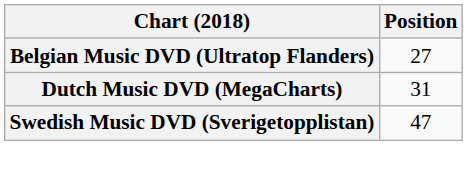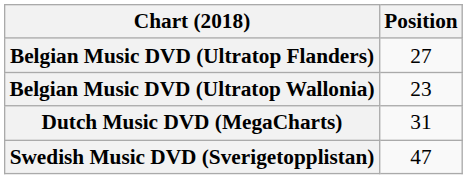+ row: (192, 88)
